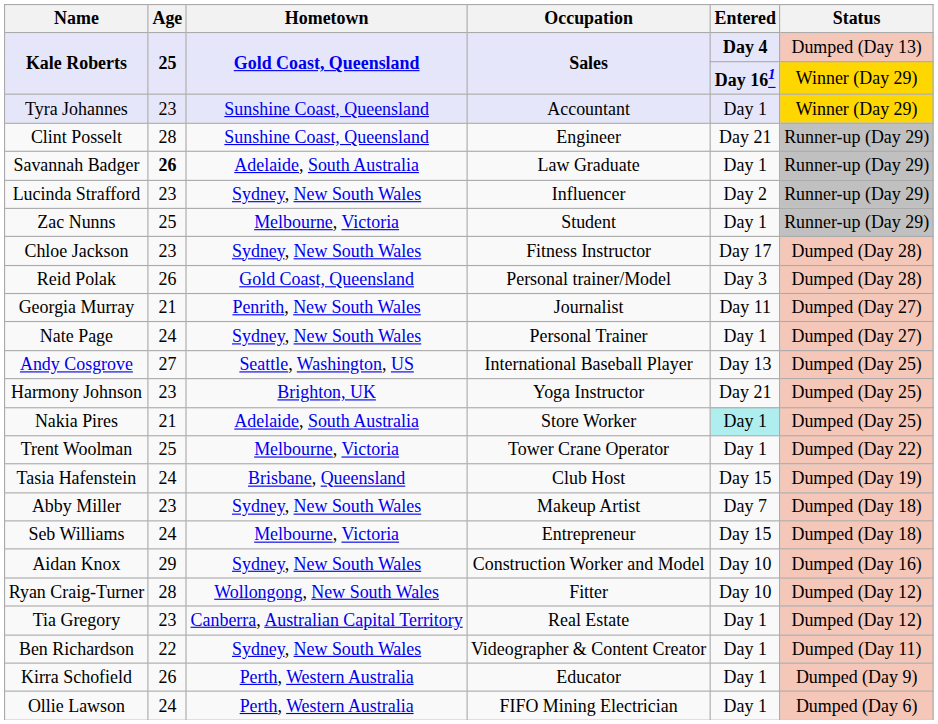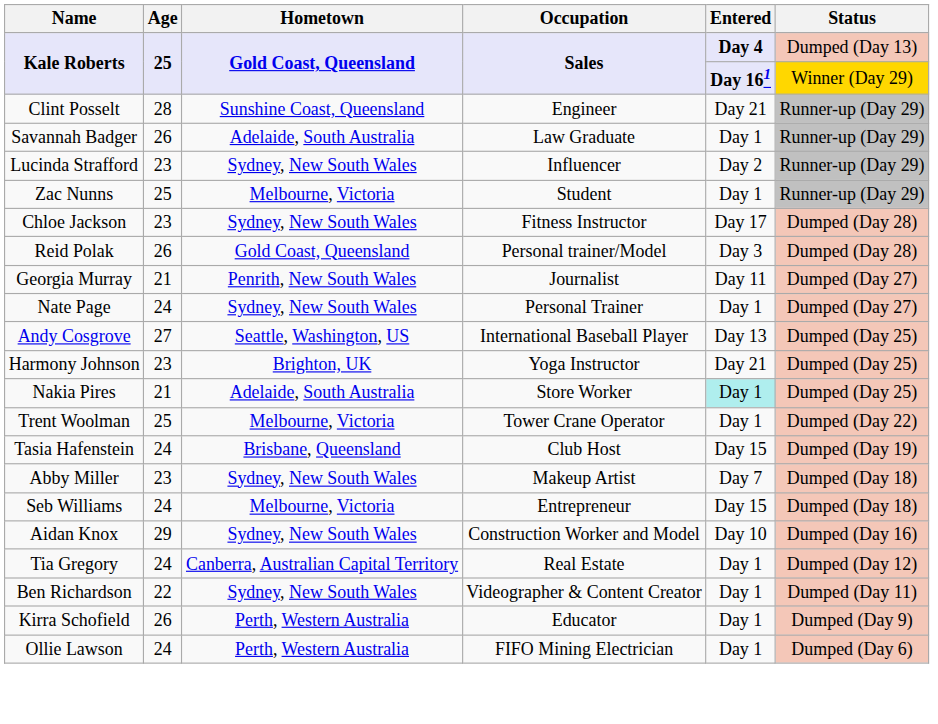- row: (76, 108)
(167, 165) bold -> (163, 137) normal
- row: (76, 591)
(167, 620) 23 -> (163, 563) 24
